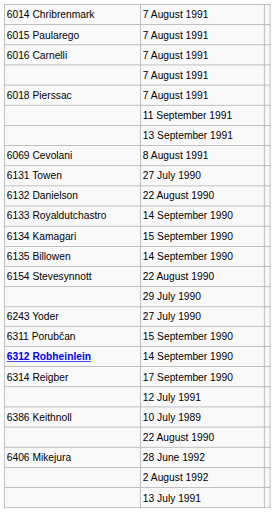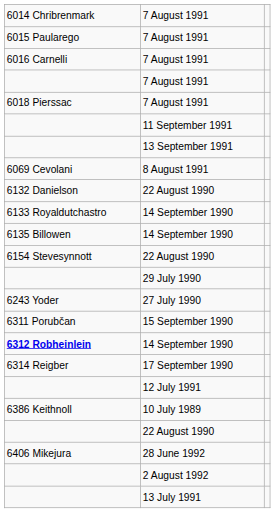- row: (34, 176)
- row: (42, 236)
